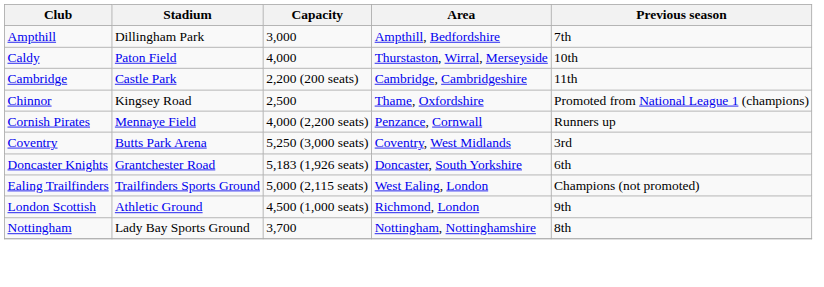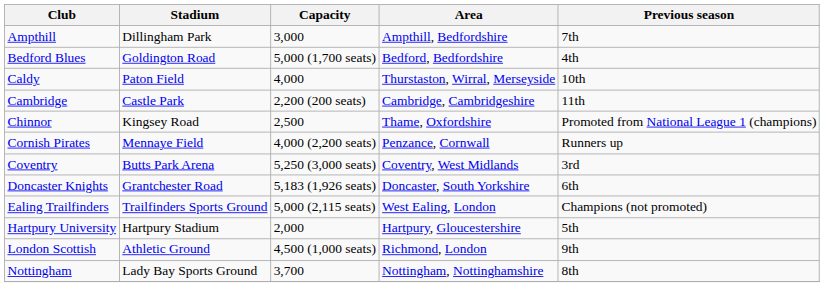+ row: (47, 57)
+ row: (62, 228)
